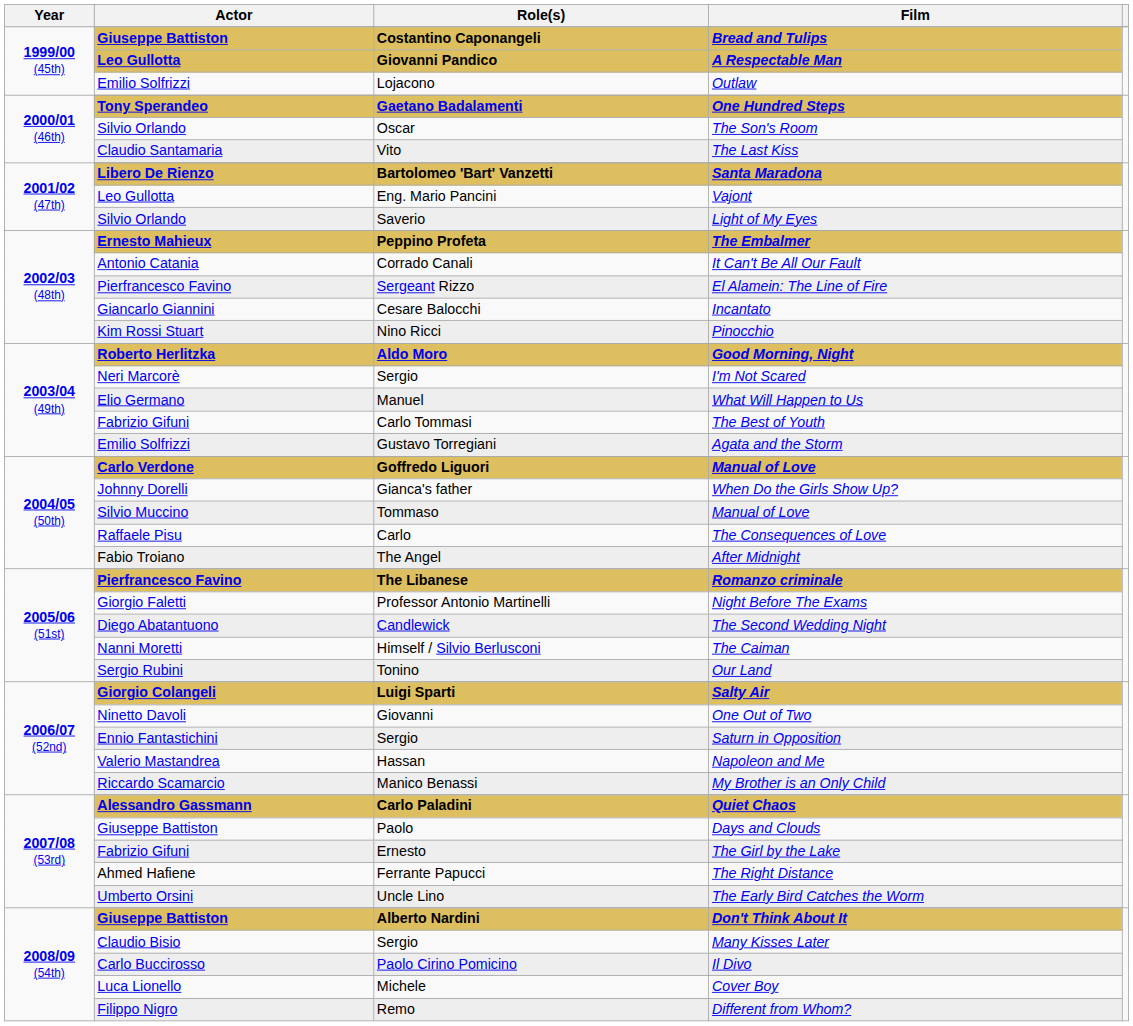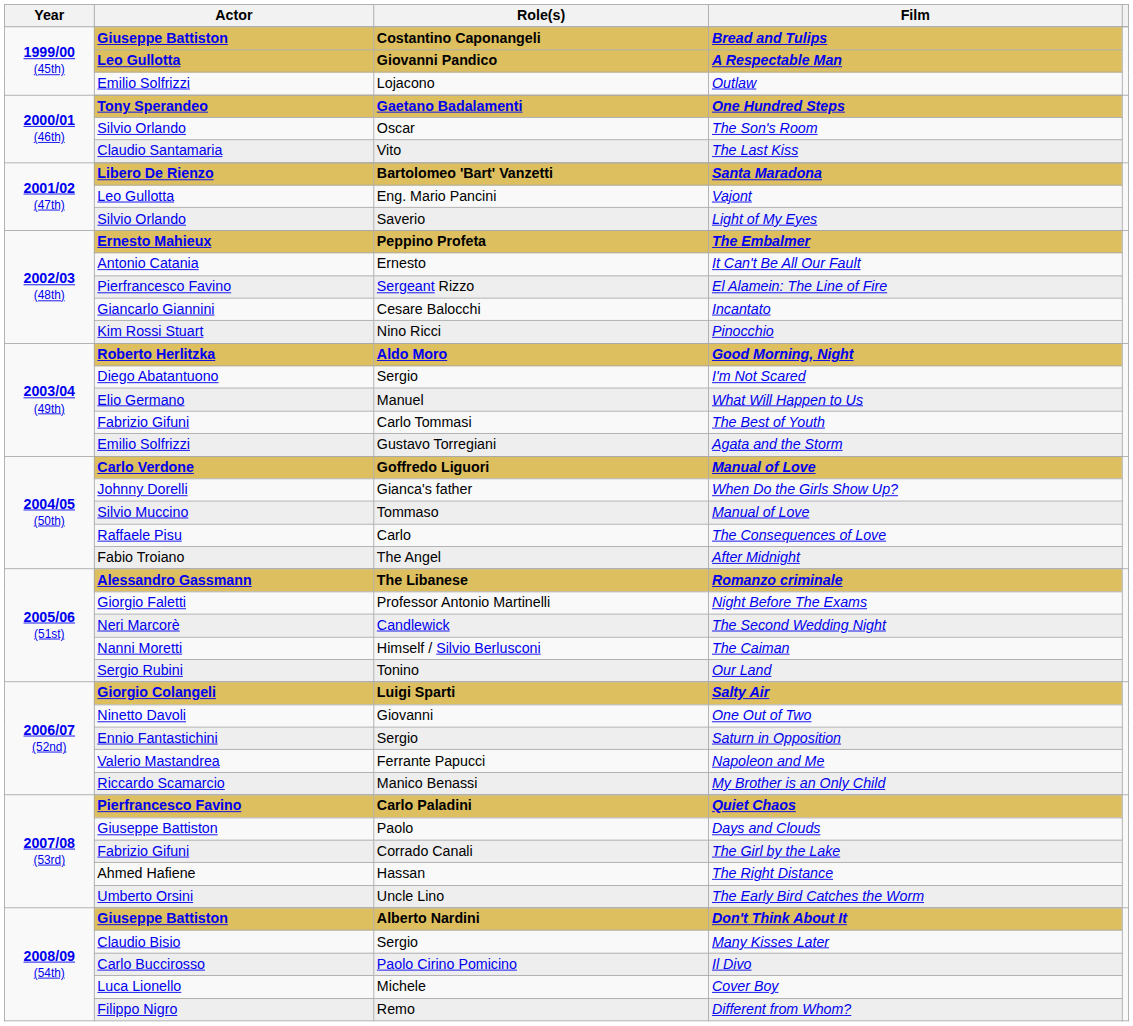(425, 264) Corrado Canali -> (401, 264) Ernesto
(139, 377) Neri Marcorè -> (158, 377) Diego Abatantuono
(169, 580) Pierfrancesco Favino -> (175, 580) Alessandro Gassmann
(158, 625) Diego Abatantuono -> (139, 625) Neri Marcorè
(401, 761) Hassan -> (431, 761) Ferrante Papucci
(175, 806) Alessandro Gassmann -> (169, 806) Pierfrancesco Favino
(401, 851) Ernesto -> (425, 851) Corrado Canali
(431, 873) Ferrante Papucci -> (401, 873) Hassan
